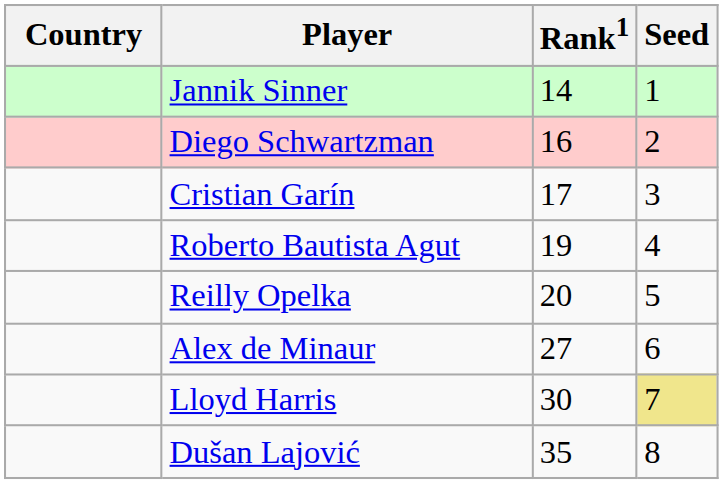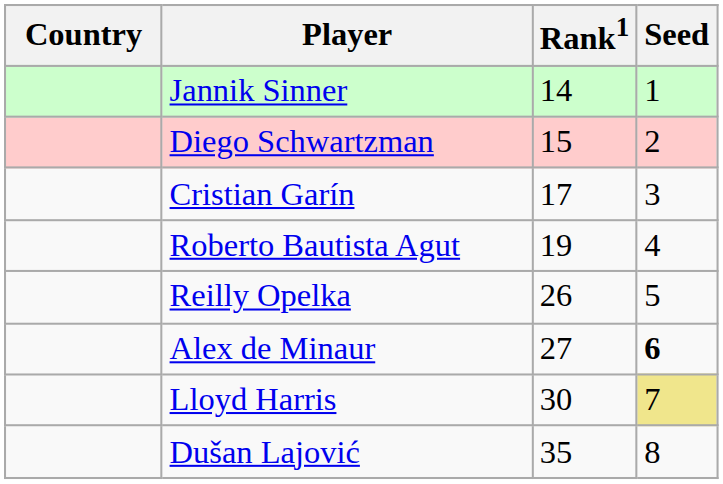(556, 142) 16 -> (556, 142) 15
(556, 296) 20 -> (556, 296) 26
(652, 348) normal -> (652, 348) bold
